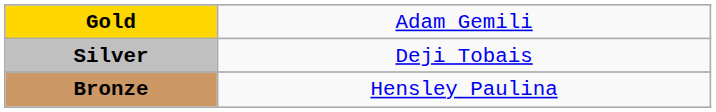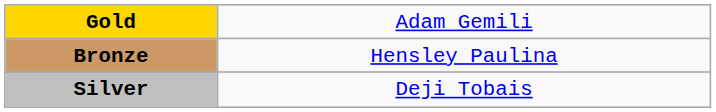rows swapped: (111, 56) <-> (111, 90)
